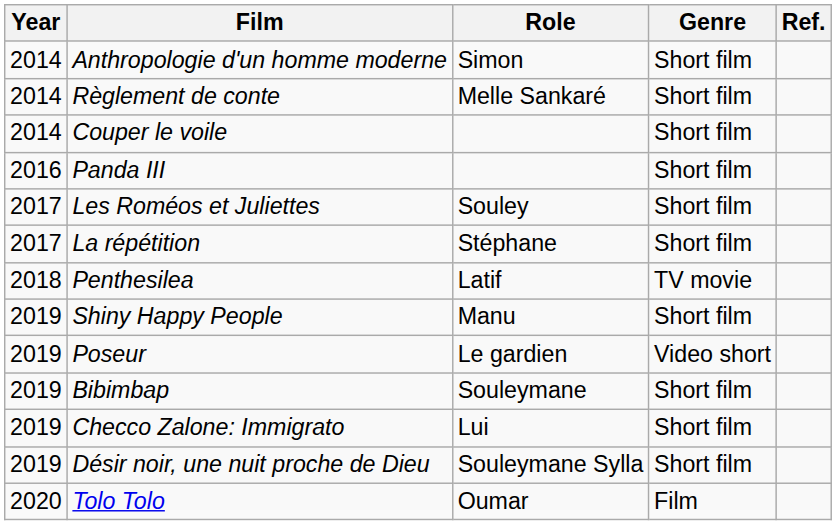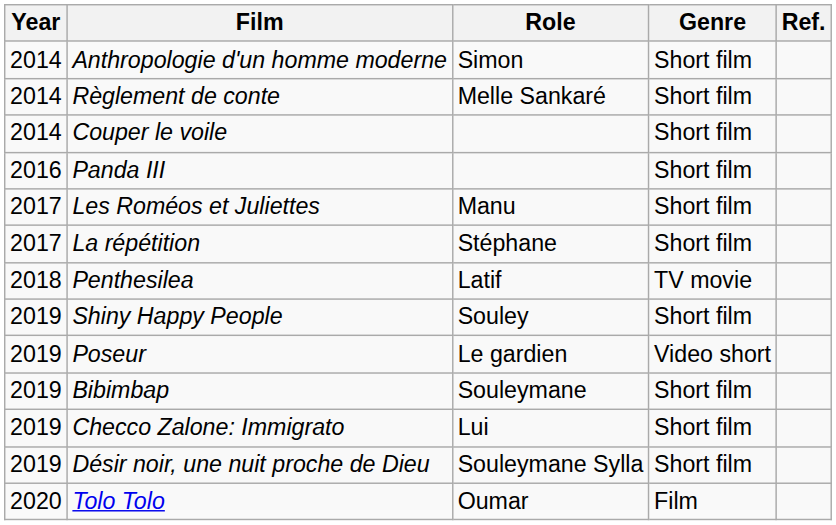(493, 206) Souley -> (487, 206) Manu
(487, 317) Manu -> (493, 317) Souley
